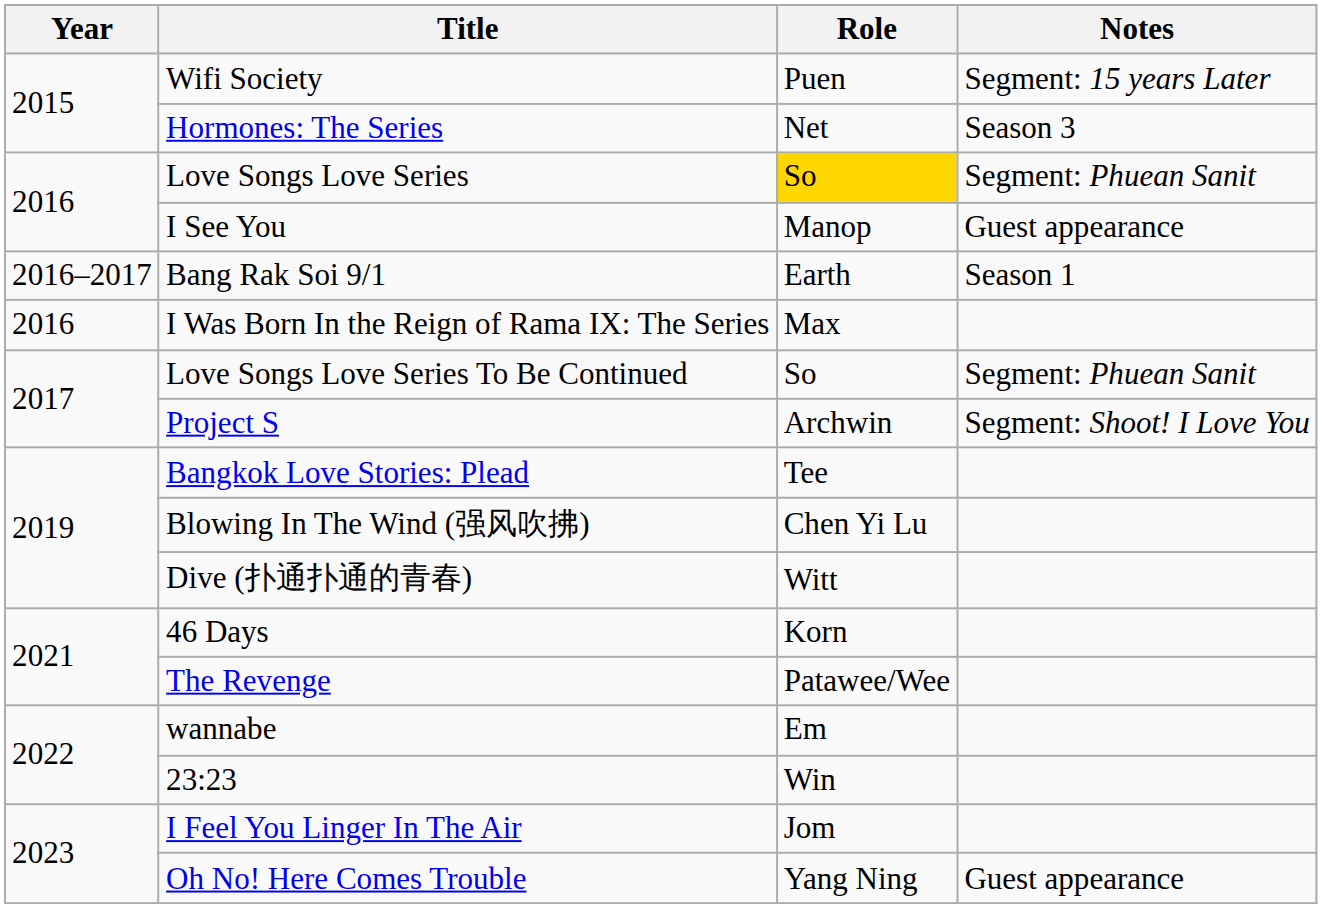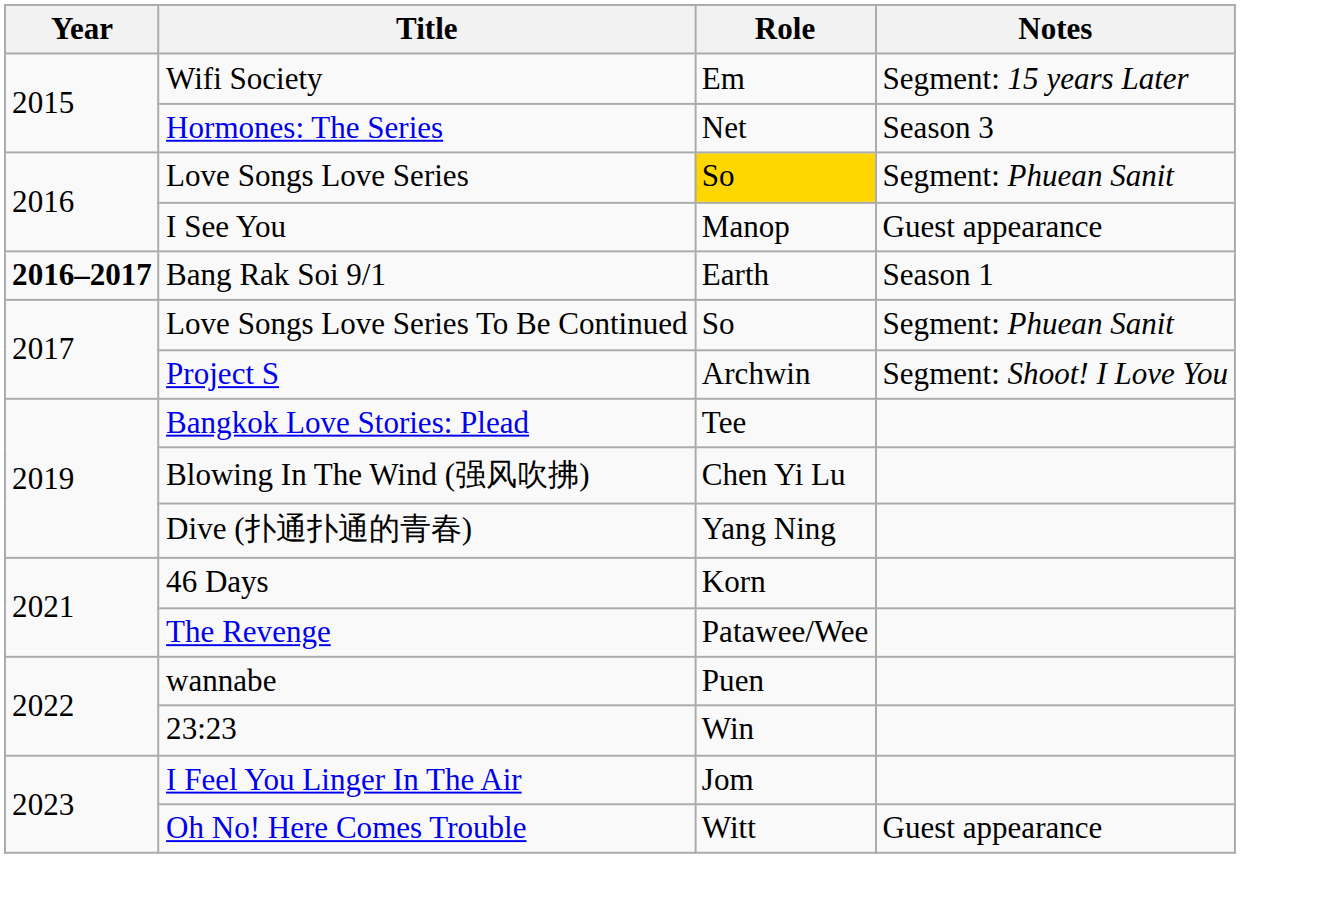(815, 78) Puen -> (723, 78) Em
(82, 275) normal -> (82, 275) bold
- row: (468, 324)
(811, 579) Witt -> (769, 530) Yang Ning
(805, 729) Em -> (733, 680) Puen
(851, 877) Yang Ning -> (729, 828) Witt
